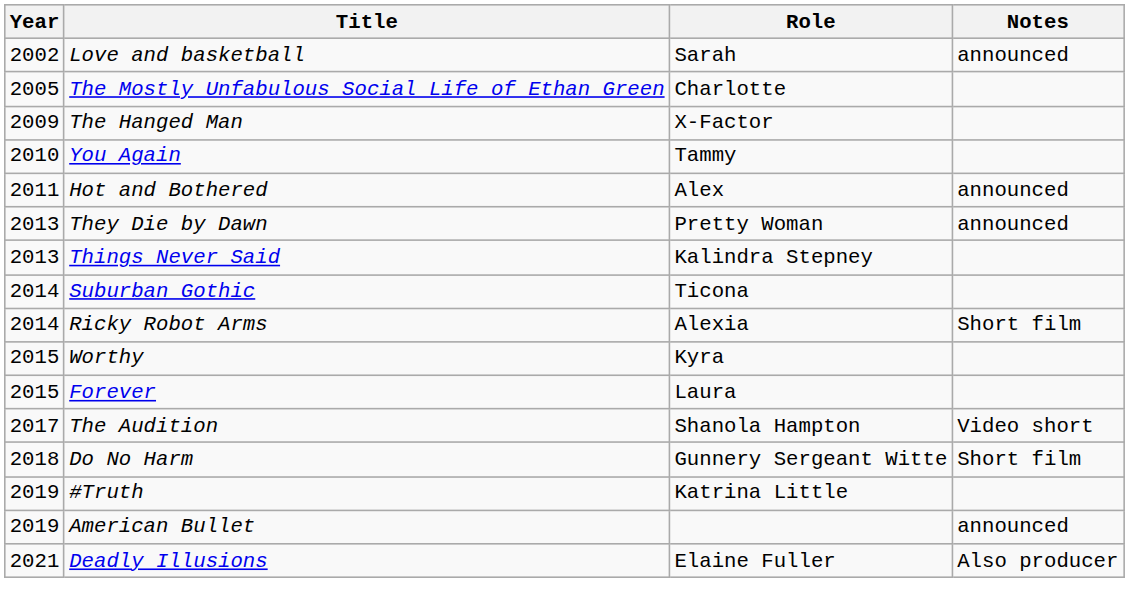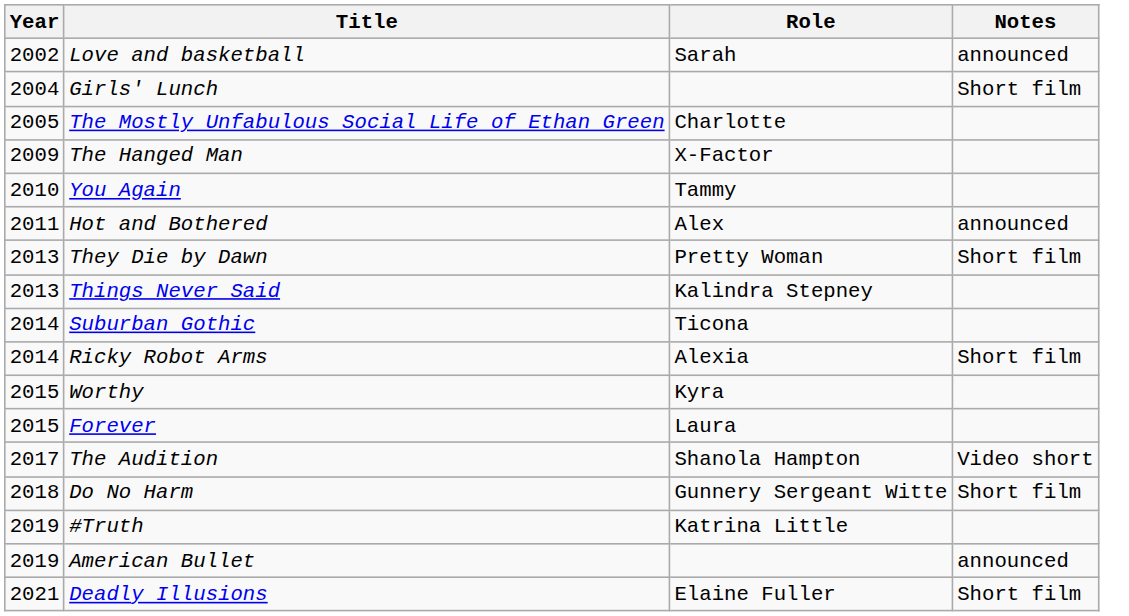+ row: (144, 89)
(1013, 224) announced -> (1019, 257) Short film
(1038, 561) Also producer -> (1019, 594) Short film
